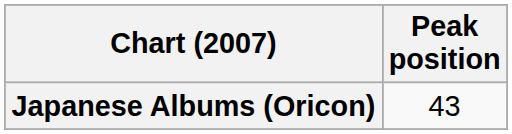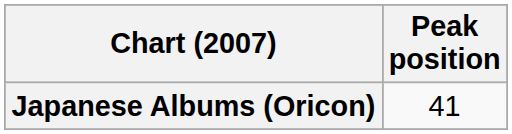(445, 105) 43 -> (445, 105) 41
